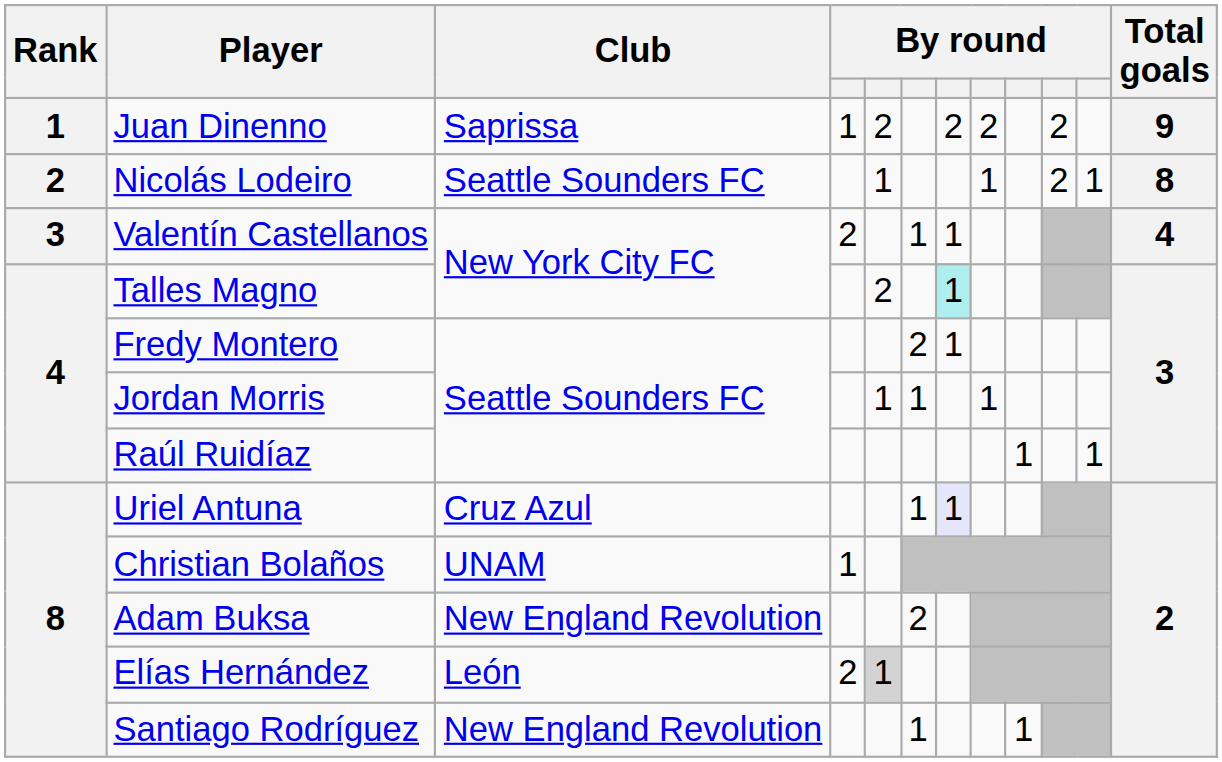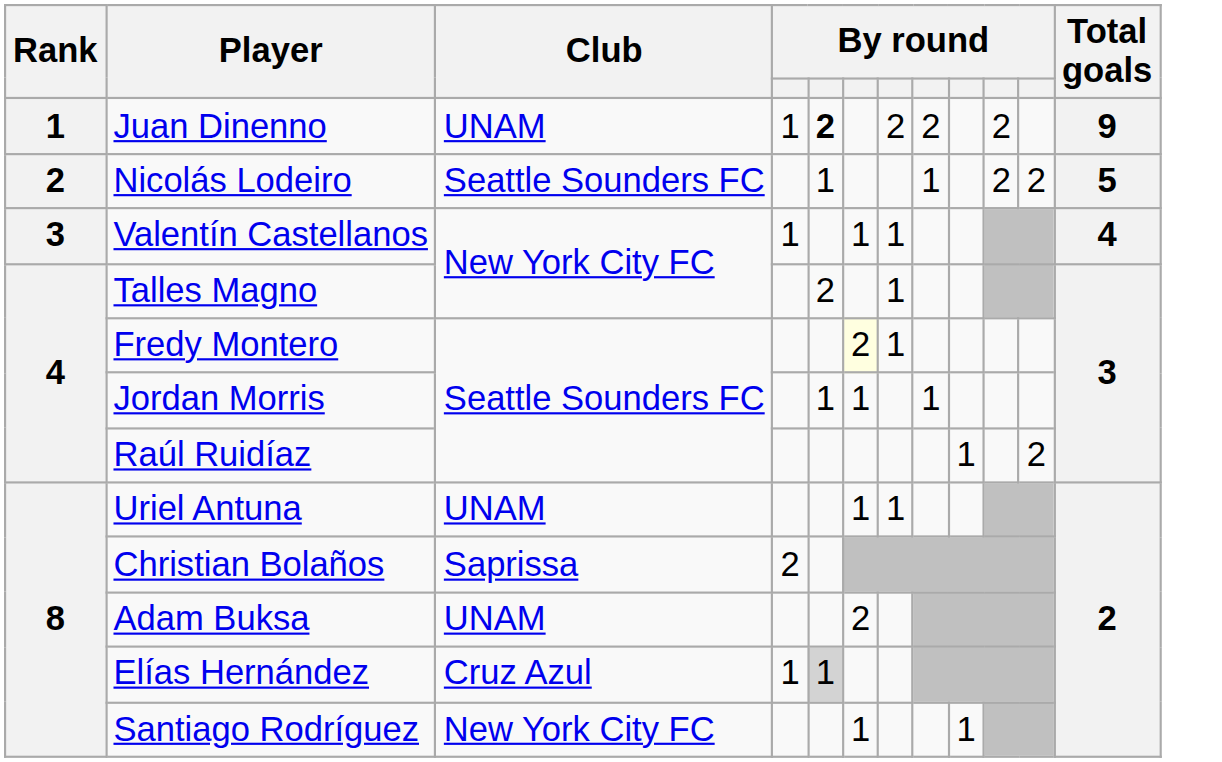(511, 125) Saprissa -> (495, 125) UNAM
(883, 125) normal -> (825, 125) bold
(1094, 180) 1 -> (1036, 180) 2
(1165, 180) 8 -> (1107, 180) 5
(848, 235) 2 -> (790, 235) 1
(953, 290) paleturquoise background -> (896, 290) no background
(918, 344) no background -> (861, 344) lightyellow background
(1094, 454) 1 -> (1036, 454) 2
(518, 509) Cruz Azul -> (495, 509) UNAM
(953, 509) lavender background -> (896, 509) no background
(495, 564) UNAM -> (511, 564) Saprissa
(848, 564) 1 -> (790, 564) 2
(633, 618) New England Revolution -> (495, 618) UNAM
(482, 673) León -> (518, 673) Cruz Azul
(848, 673) 2 -> (790, 673) 1
(633, 728) New England Revolution -> (579, 728) New York City FC
